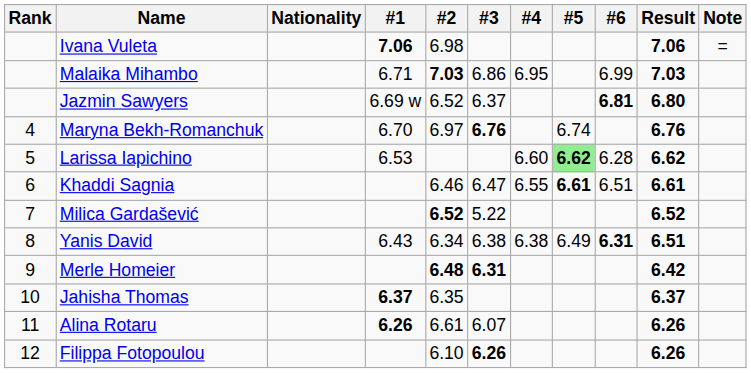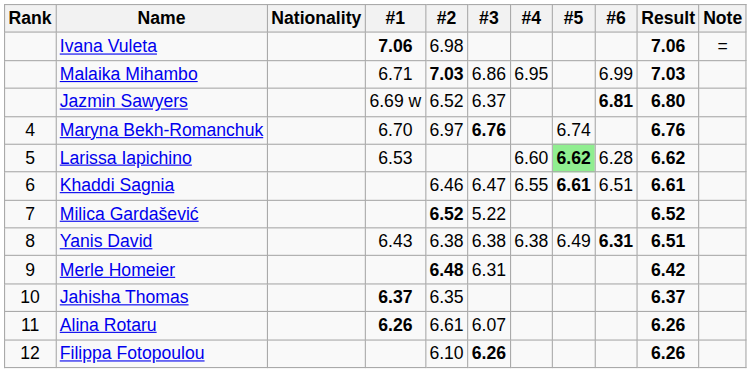(447, 241) 6.34 -> (447, 241) 6.38
(489, 269) bold -> (489, 269) normal
